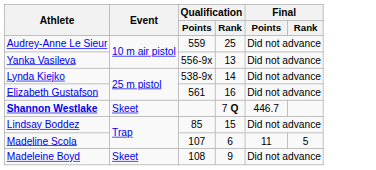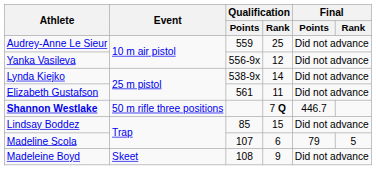(230, 60) 13 -> (278, 60) 12
(230, 93) 16 -> (278, 93) 11
(125, 109) Skeet -> (168, 109) 50 m rifle three positions
(266, 141) 11 -> (314, 141) 79
